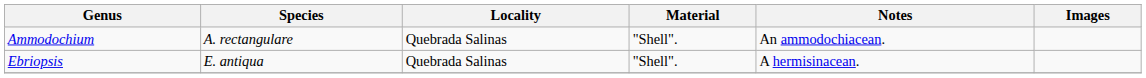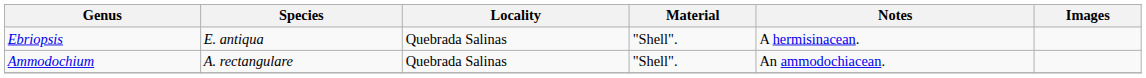rows swapped: (51, 38) <-> (35, 61)
